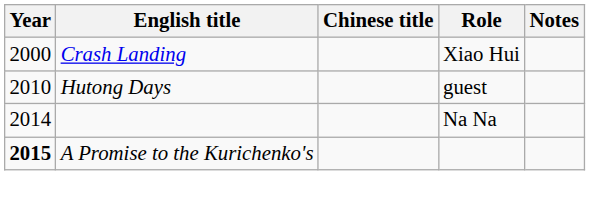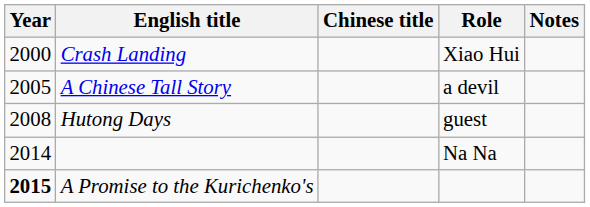+ row: (146, 86)
(30, 86) 2010 -> (30, 119) 2008
